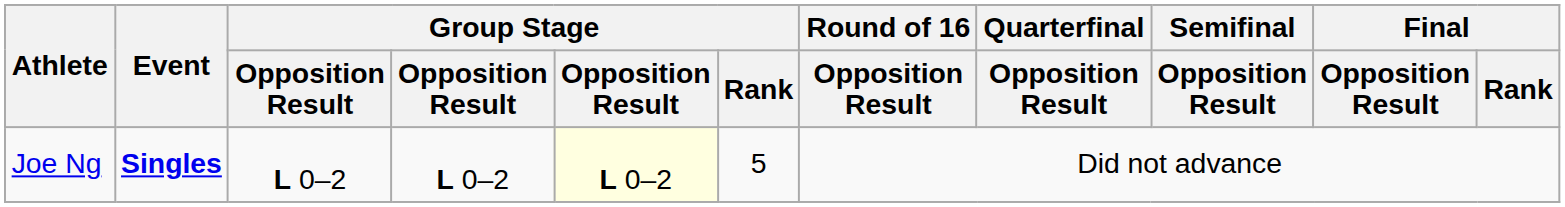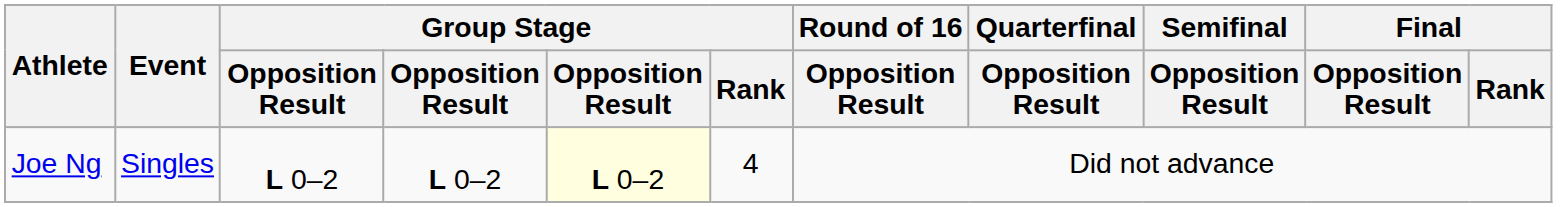(171, 165) bold -> (168, 165) normal
(759, 165) 5 -> (751, 165) 4
